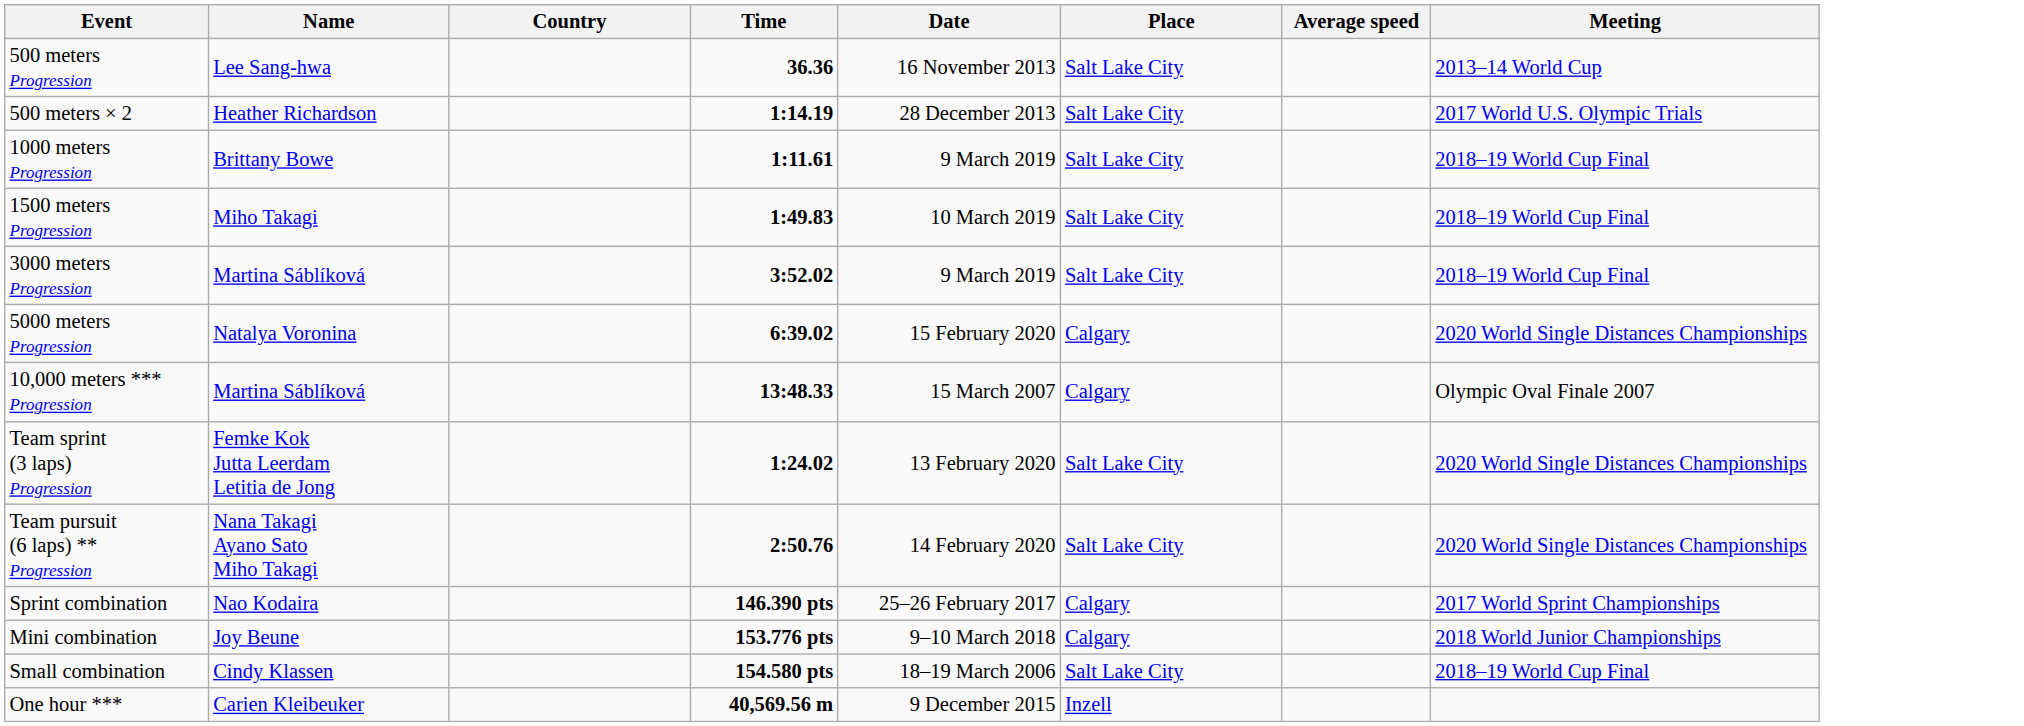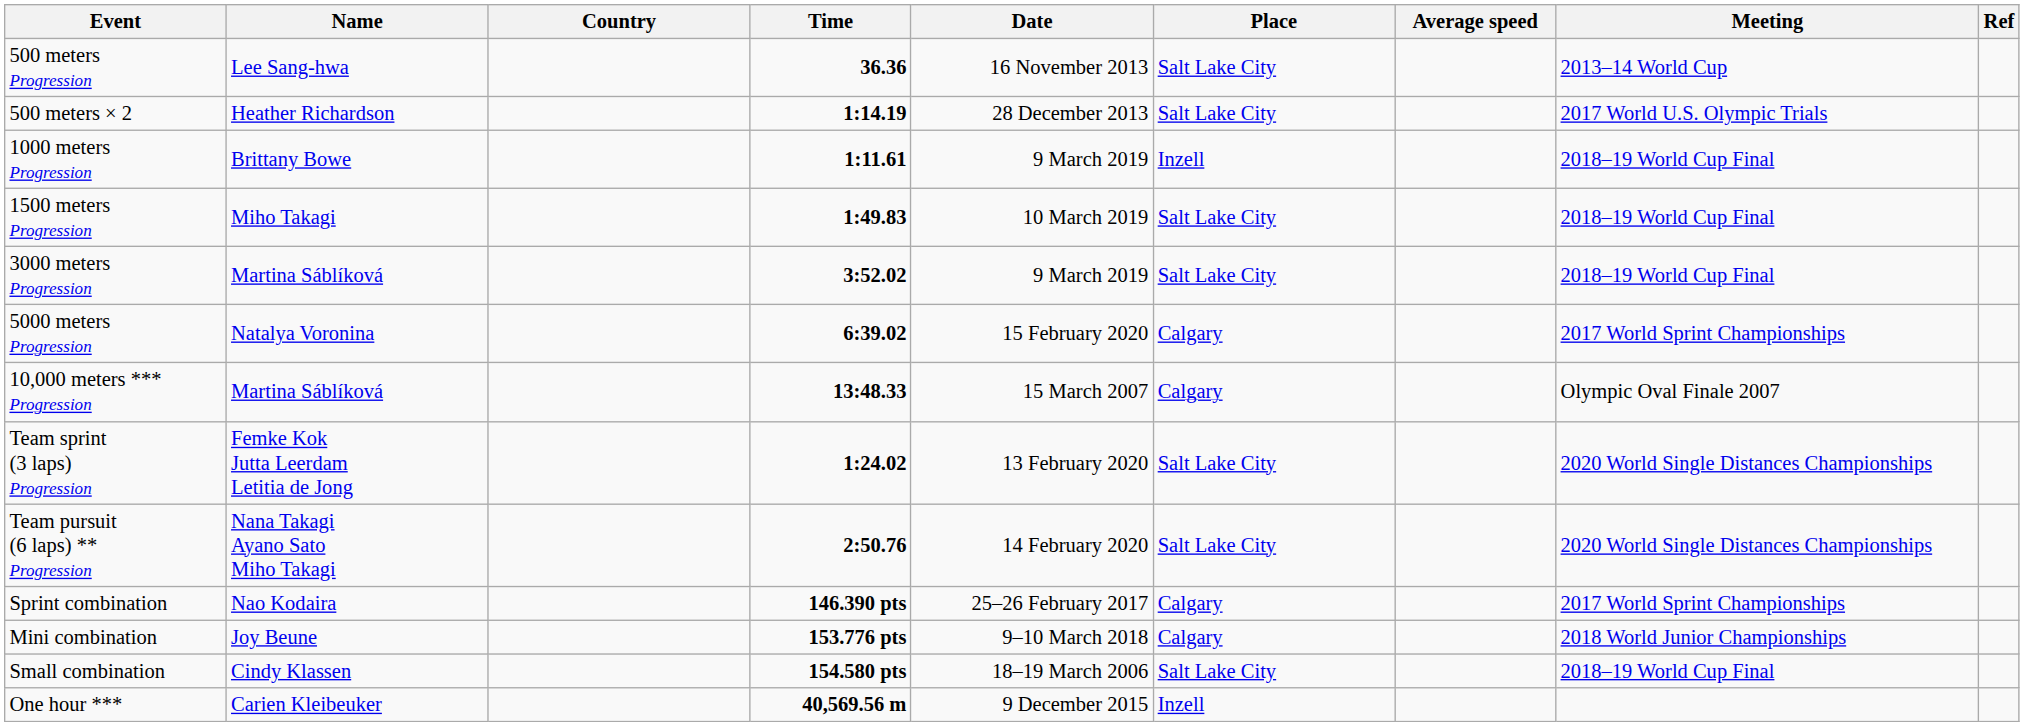+ column: (1999, 21)
(1124, 159) Salt Lake City -> (1181, 159) Inzell
(1621, 333) 2020 World Single Distances Championships -> (1703, 333) 2017 World Sprint Championships
